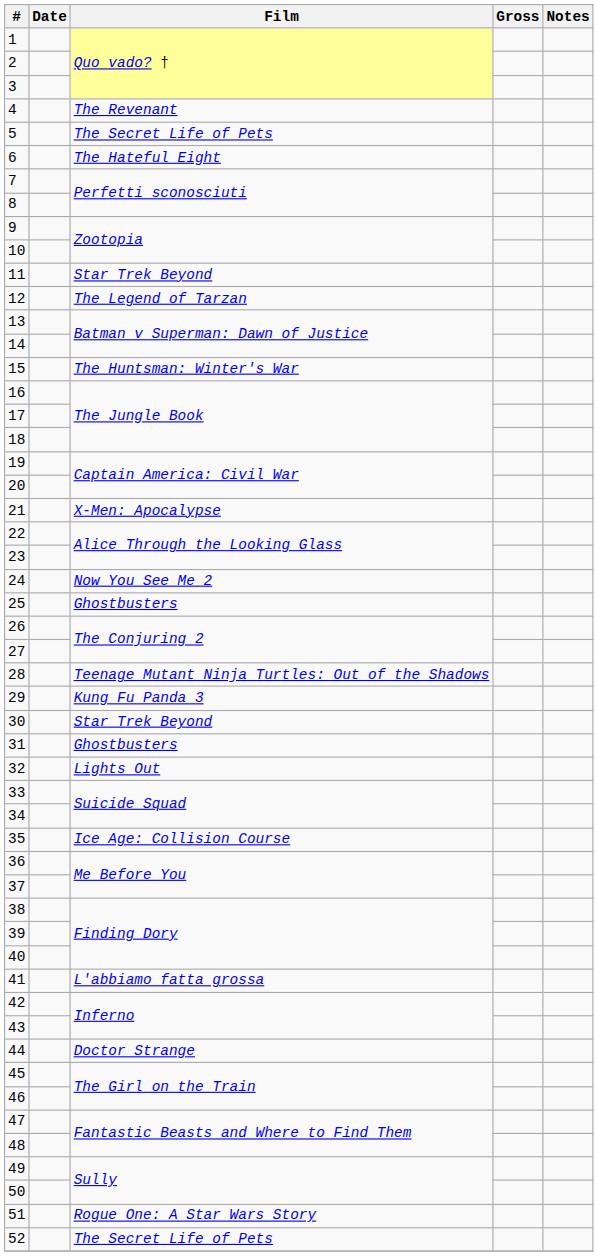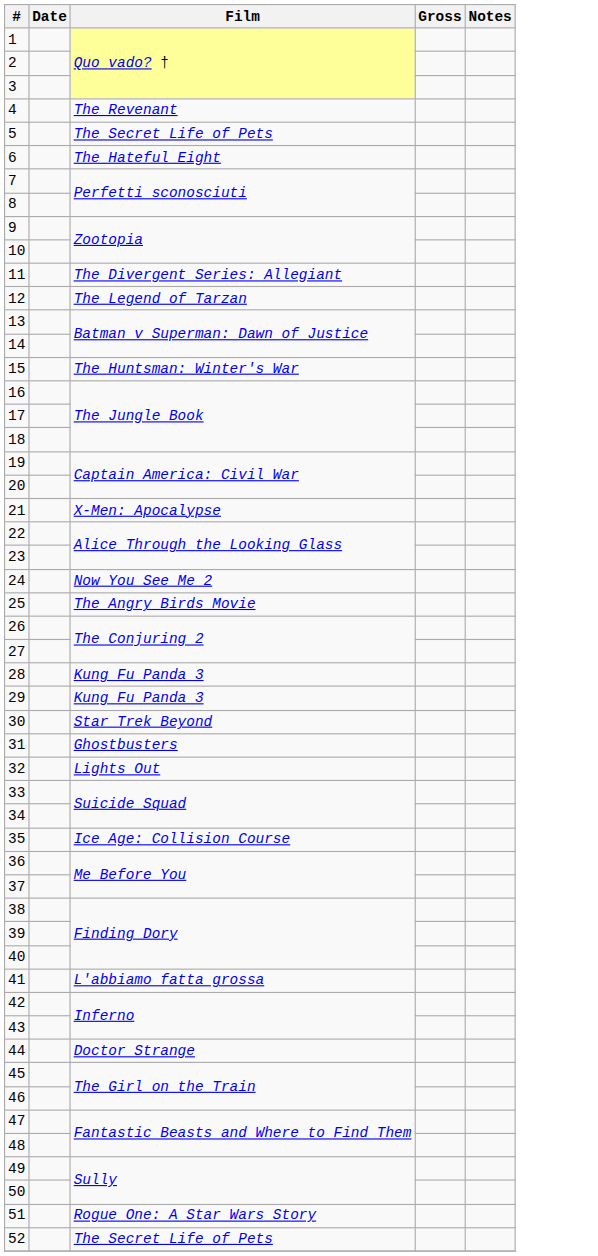(143, 275) Star Trek Beyond -> (208, 275) The Divergent Series: Allegiant
(126, 604) Ghostbusters -> (165, 604) The Angry Birds Movie
(282, 675) Teenage Mutant Ninja Turtles: Out of the Shadows -> (139, 675) Kung Fu Panda 3
